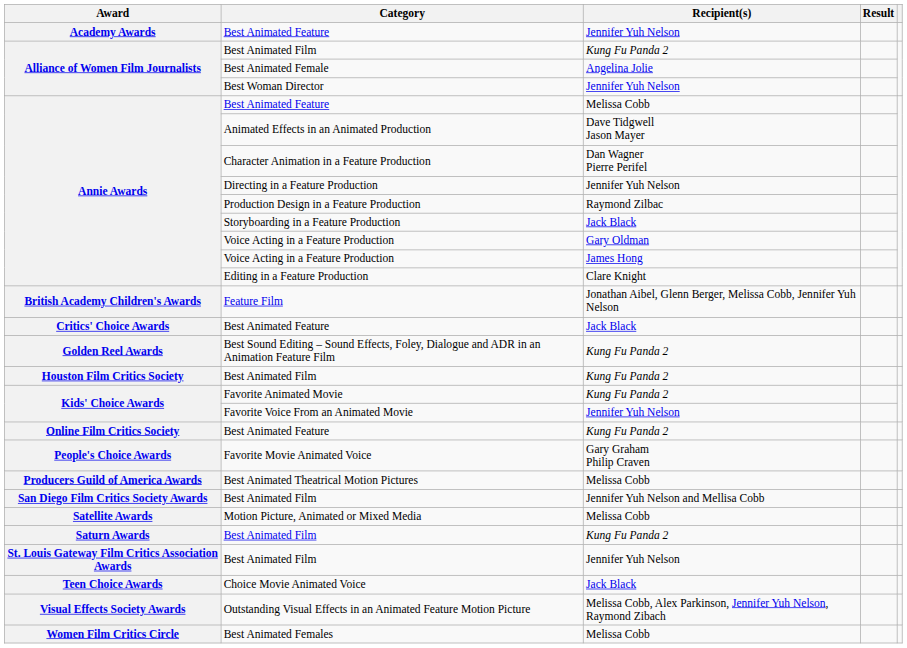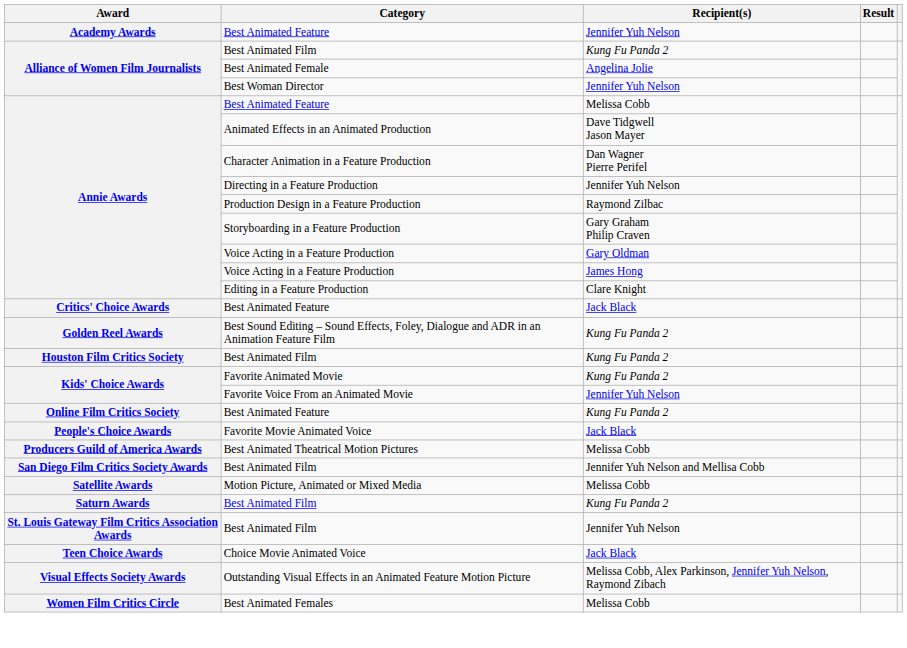(611, 222) Jack Black -> (618, 228) Gary Graham Philip Craven
- row: (113, 301)
(618, 455) Gary Graham Philip Craven -> (611, 430) Jack Black
